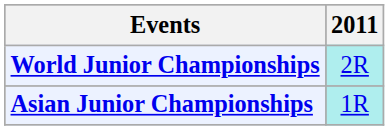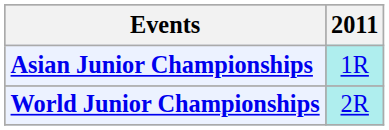rows swapped: (162, 105) <-> (165, 65)
